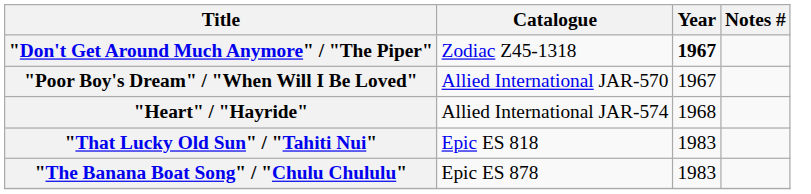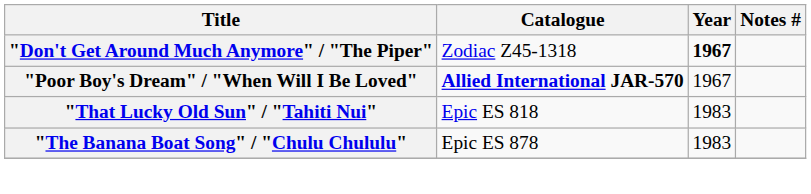(555, 81) normal -> (563, 81) bold
- row: (221, 111)
